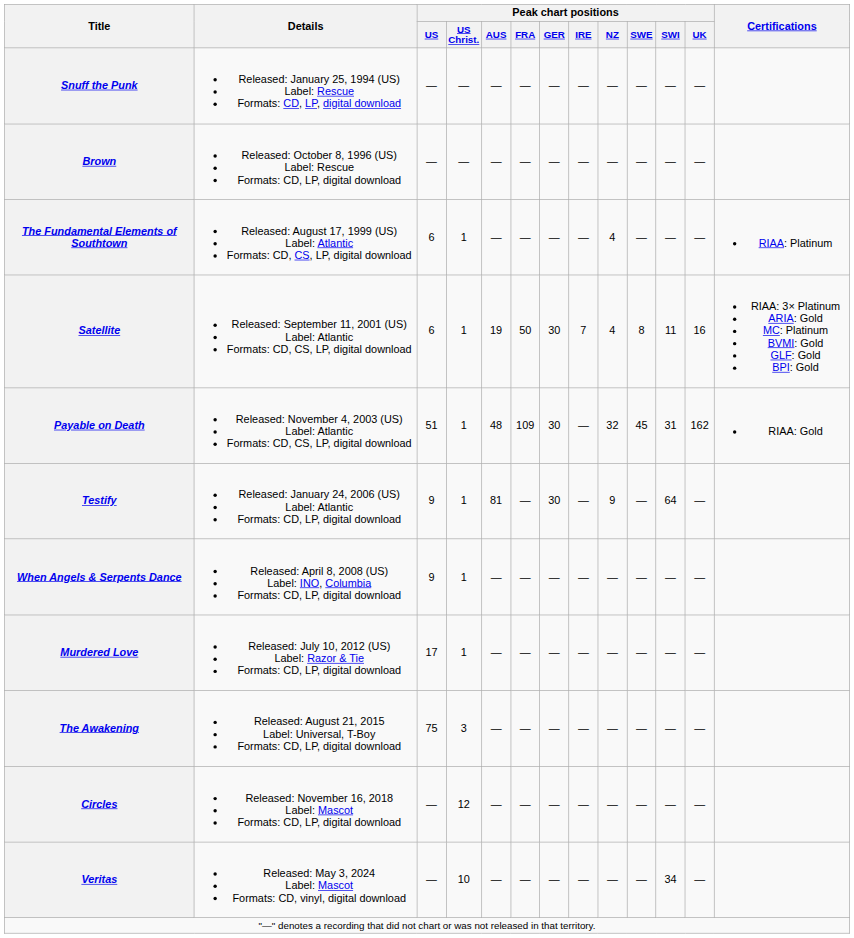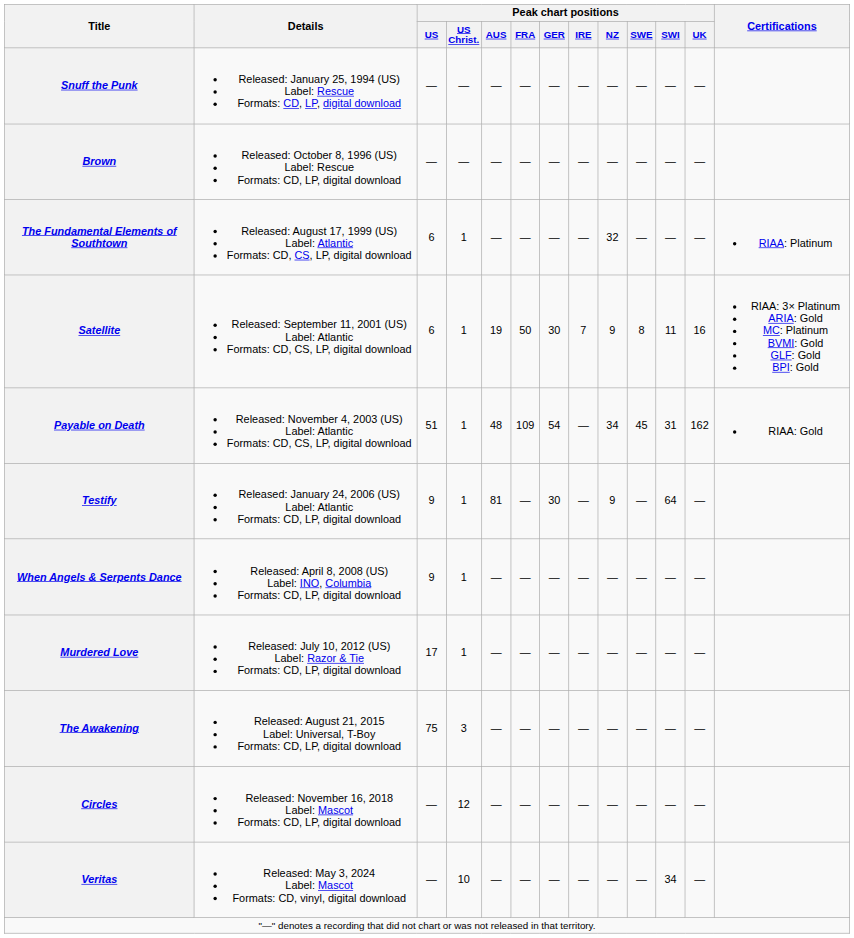(612, 237) 4 -> (612, 237) 32
(612, 331) 4 -> (612, 331) 9
(554, 425) 30 -> (554, 425) 54
(612, 425) 32 -> (612, 425) 34
